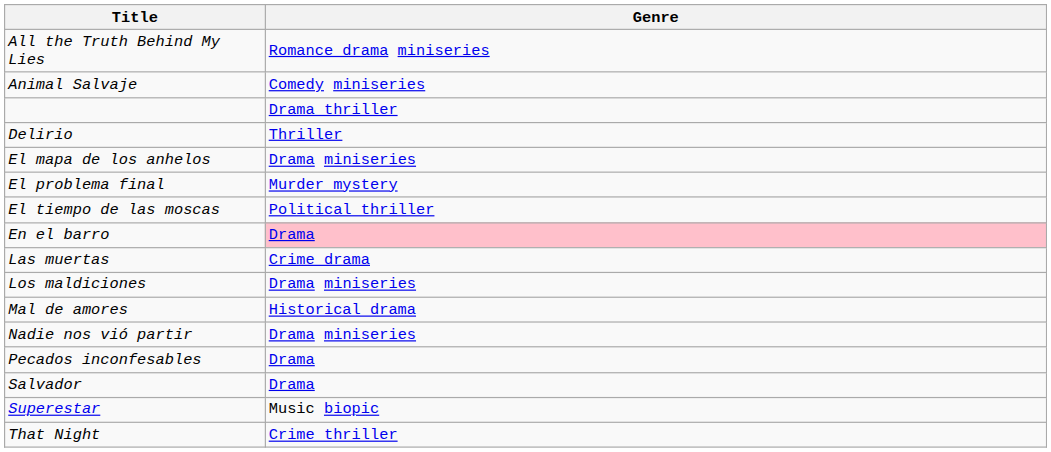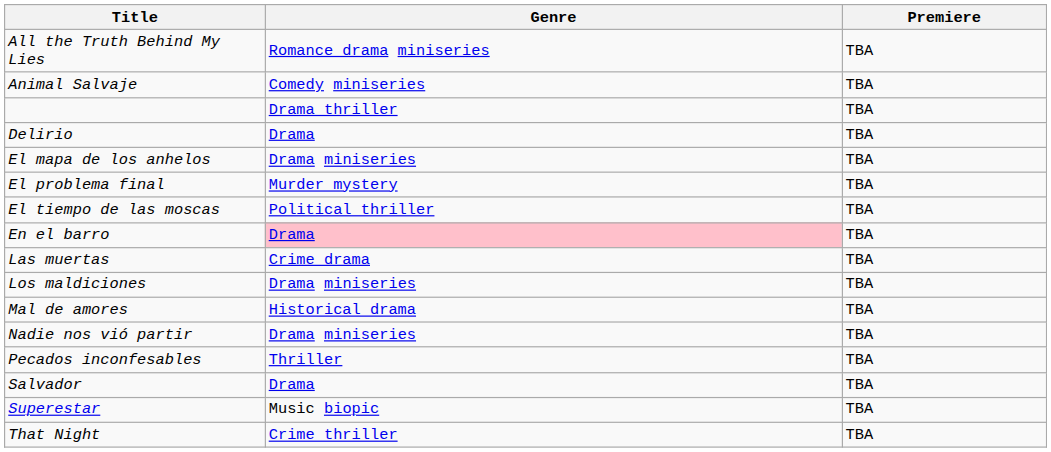+ column: (944, 17)
(306, 135) Thriller -> (292, 135) Drama
(292, 360) Drama -> (306, 360) Thriller
